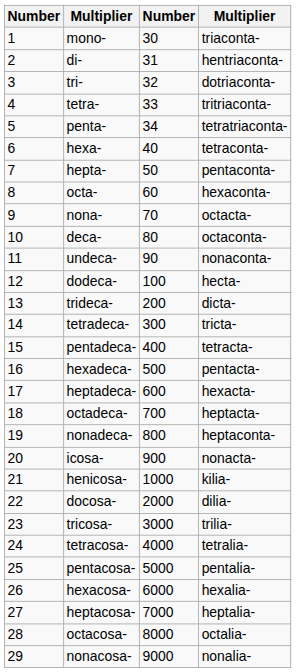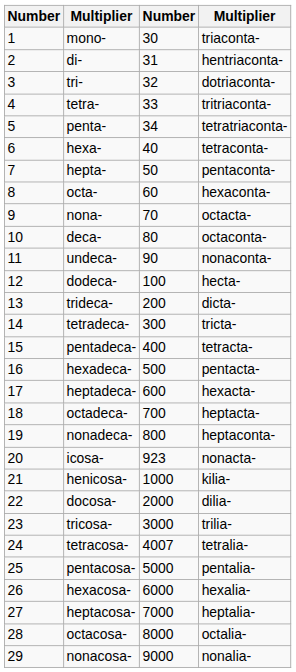(154, 457) 900 -> (154, 457) 923
(158, 546) 4000 -> (158, 546) 4007
